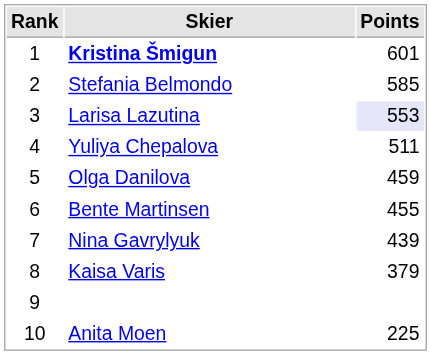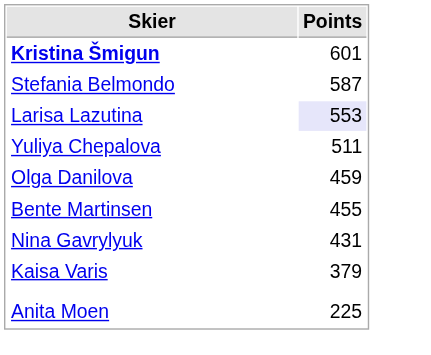- column: (35, 22)
(403, 85) 585 -> (346, 85) 587
(403, 240) 439 -> (346, 240) 431
